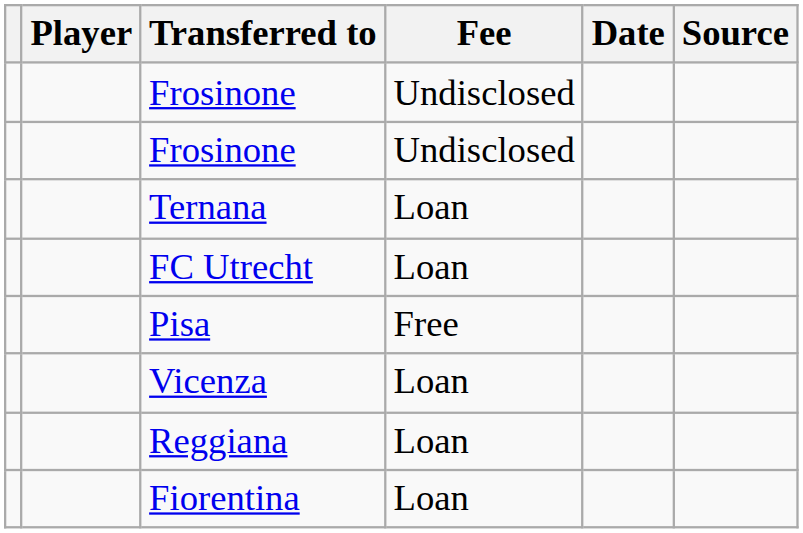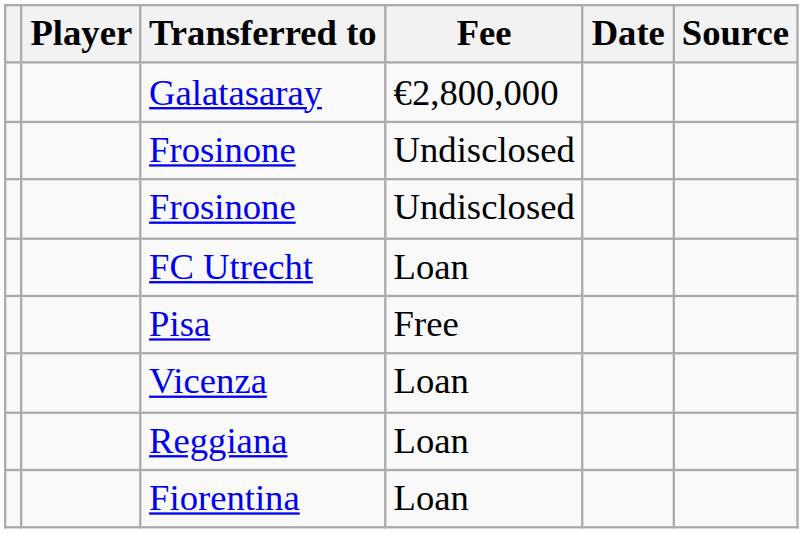+ row: (236, 91)
- row: (208, 207)
